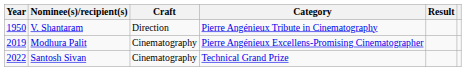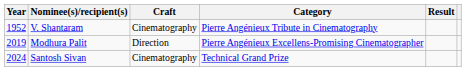(16, 27) 1950 -> (16, 27) 1952
(150, 27) Direction -> (164, 27) Cinematography
(164, 43) Cinematography -> (150, 43) Direction
(16, 58) 2022 -> (16, 58) 2024
